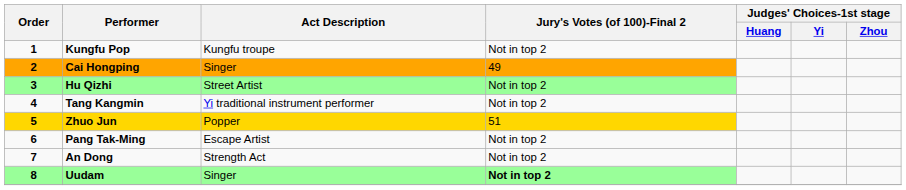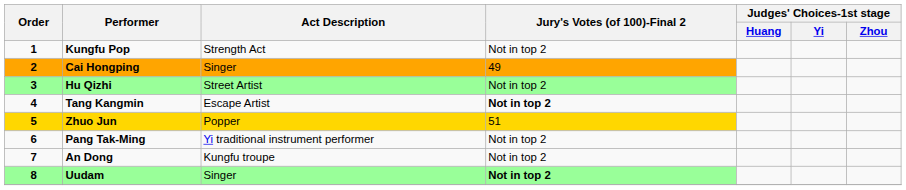(239, 49) Kungfu troupe -> (234, 49) Strength Act
(289, 103) Yi traditional instrument performer -> (237, 103) Escape Artist
(517, 103) normal -> (519, 103) bold
(237, 139) Escape Artist -> (289, 139) Yi traditional instrument performer
(234, 157) Strength Act -> (239, 157) Kungfu troupe
